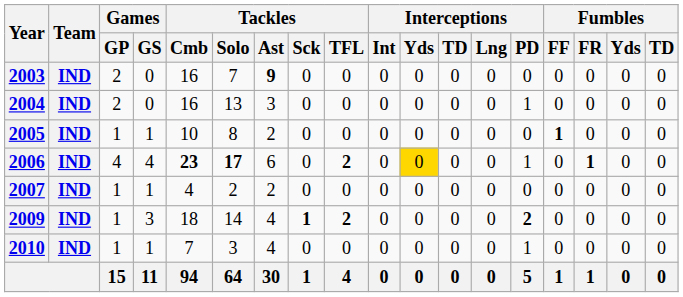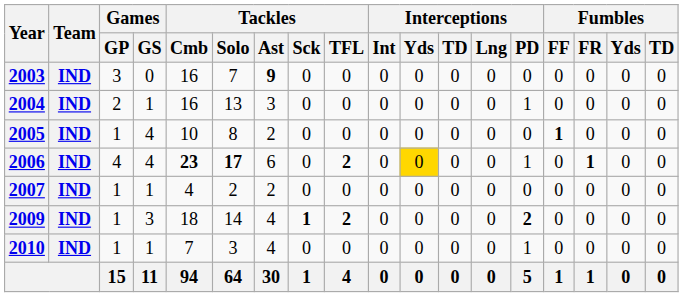(117, 76) 2 -> (117, 76) 3
(150, 104) 0 -> (150, 104) 1
(150, 133) 1 -> (150, 133) 4
